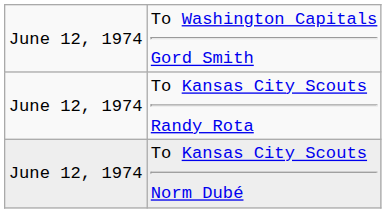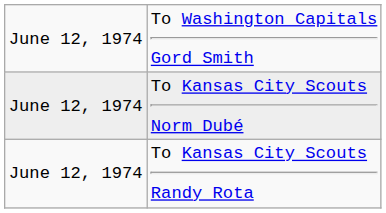rows swapped: (264, 174) <-> (264, 106)
